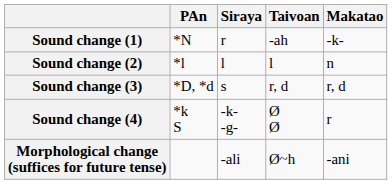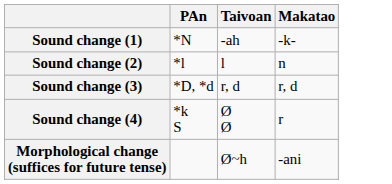- column: (241, 16)
